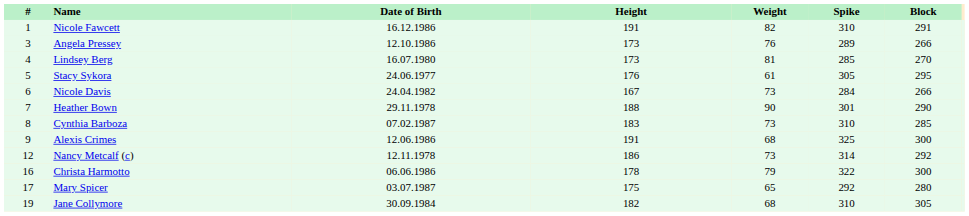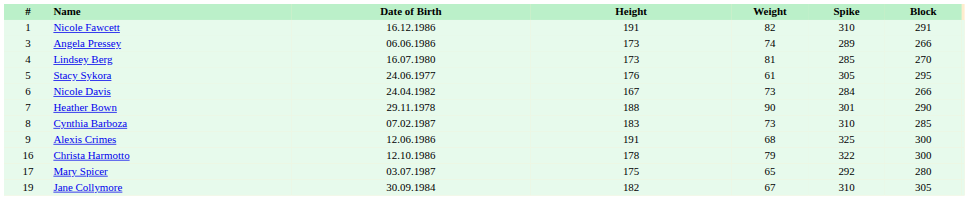(411, 44) 12.10.1986 -> (411, 44) 06.06.1986
(770, 44) 76 -> (770, 44) 74
- row: (93, 155)
(411, 171) 06.06.1986 -> (411, 155) 12.10.1986
(770, 203) 68 -> (770, 187) 67
